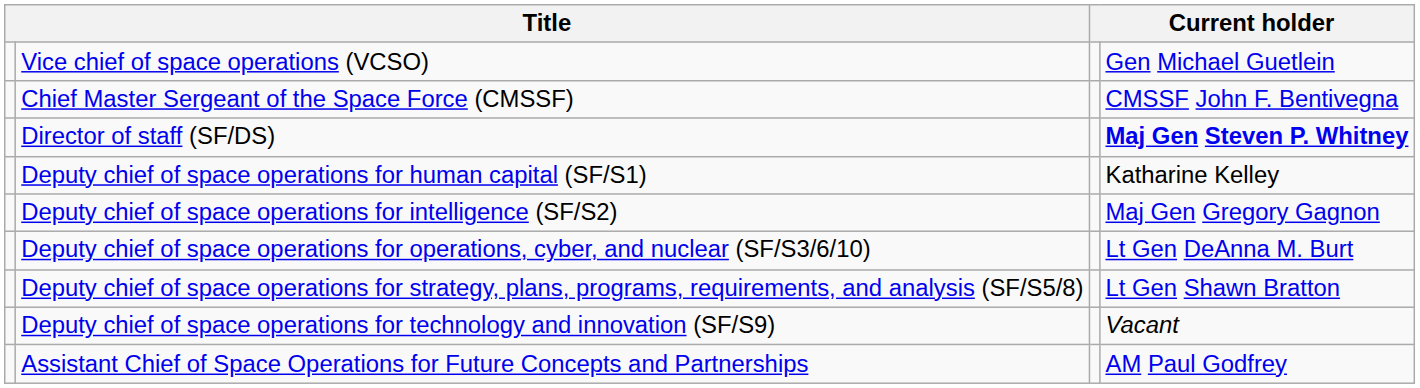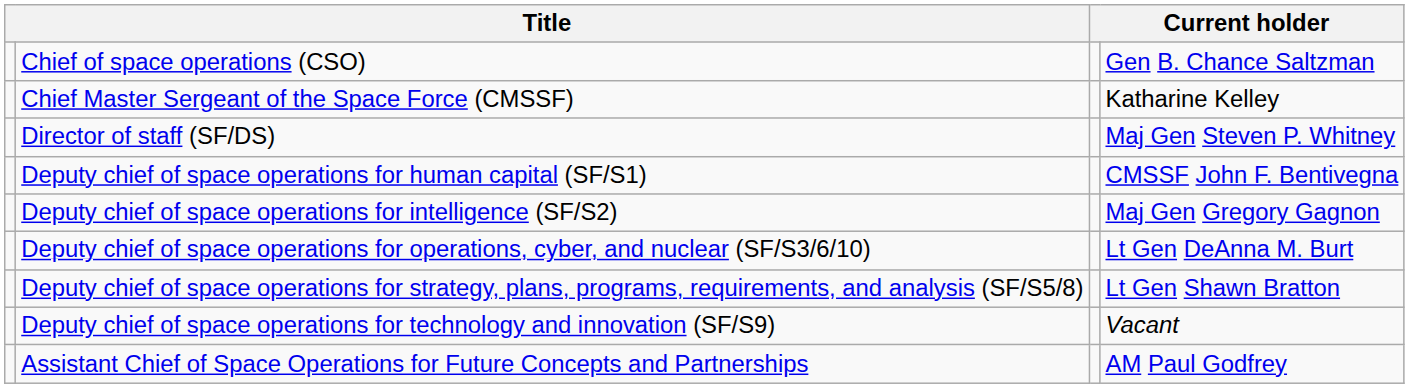+ row: (193, 61)
- row: (225, 61)
(1252, 99) CMSSF John F. Bentivegna -> (1192, 99) Katharine Kelley
(1257, 136) bold -> (1250, 136) normal
(1192, 174) Katharine Kelley -> (1252, 174) CMSSF John F. Bentivegna
